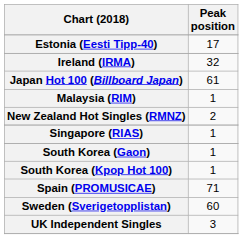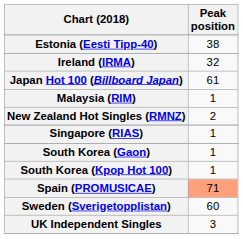(213, 44) 17 -> (213, 44) 38
(213, 188) no background -> (213, 188) lightsalmon background
